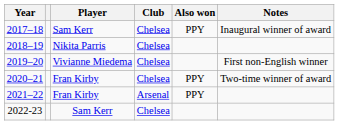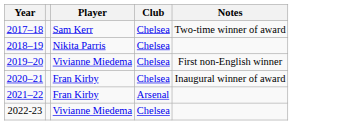- column: (195, 12)
(276, 29) Inaugural winner of award -> (230, 29) Two-time winner of award
(276, 78) Two-time winner of award -> (230, 78) Inaugural winner of award
(92, 111) Sam Kerr -> (92, 111) Vivianne Miedema
